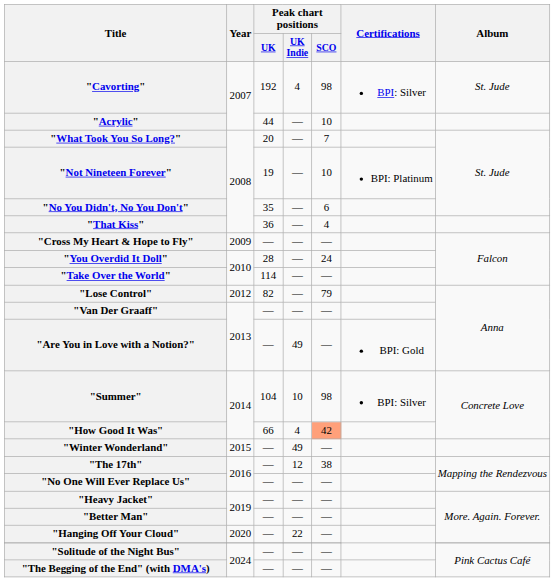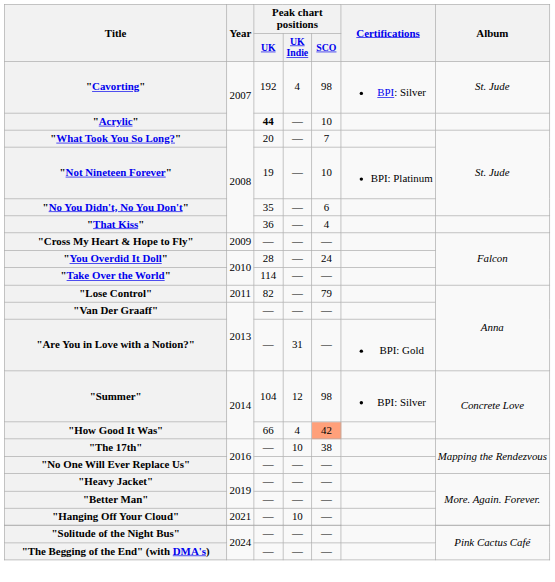(268, 121) normal -> (268, 121) bold
(240, 293) 2012 -> (240, 293) 2011
(297, 345) 49 -> (297, 345) 31
(297, 396) 10 -> (297, 396) 12
- row: (116, 447)
(297, 465) 12 -> (297, 447) 10
(240, 534) 2020 -> (240, 516) 2021
(297, 534) 22 -> (297, 516) 10
